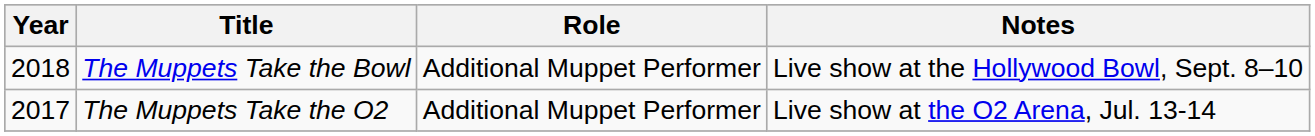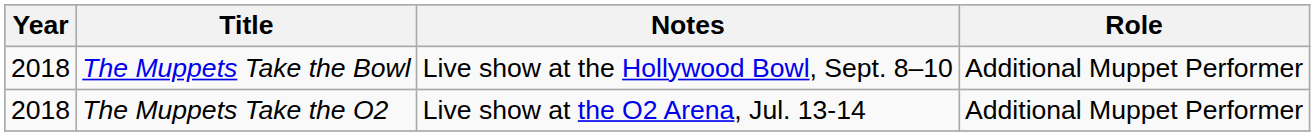columns swapped: (592, 25) <-> (1038, 25)
(40, 109) 2017 -> (40, 109) 2018
